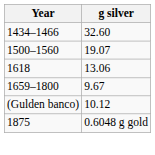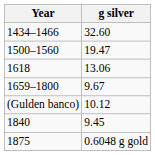(97, 50) 19.07 -> (97, 50) 19.47
+ row: (19, 123)
